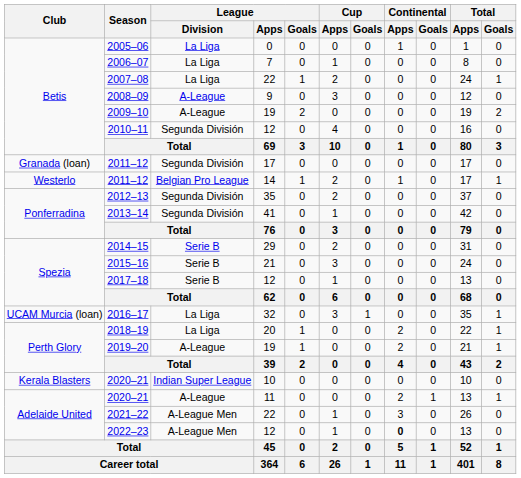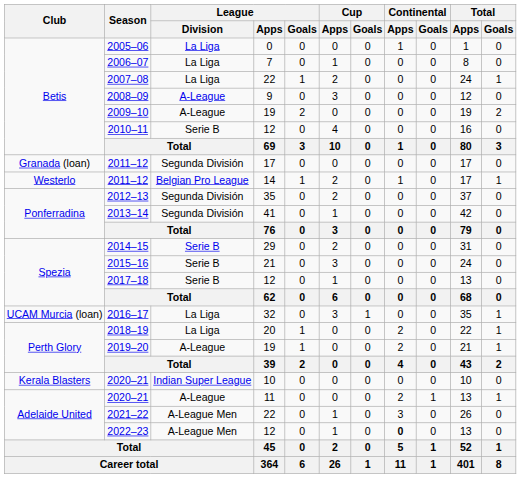(202, 130) Segunda División -> (202, 130) Serie B
